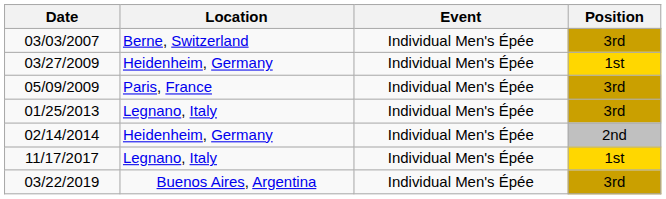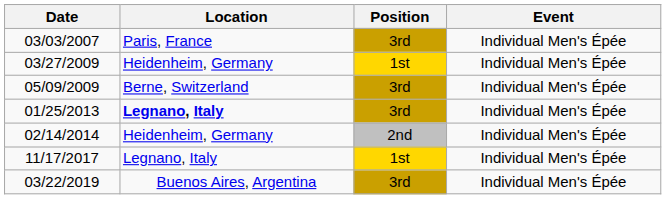columns swapped: (461, 17) <-> (614, 17)
(186, 40) Berne, Switzerland -> (167, 40) Paris, France
(167, 88) Paris, France -> (186, 88) Berne, Switzerland
(170, 111) normal -> (173, 111) bold
